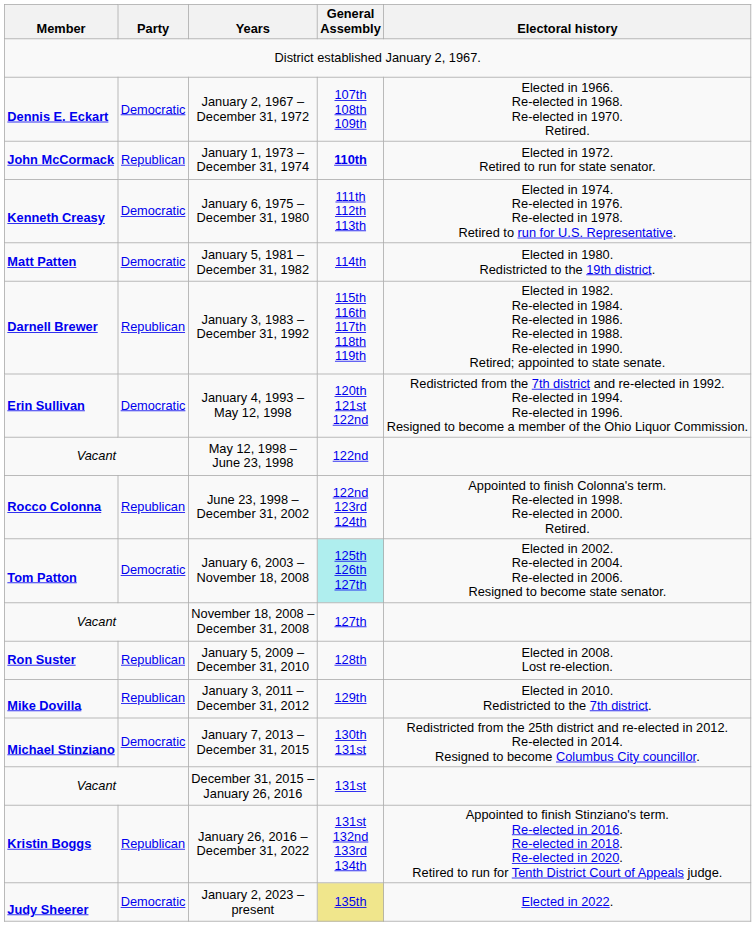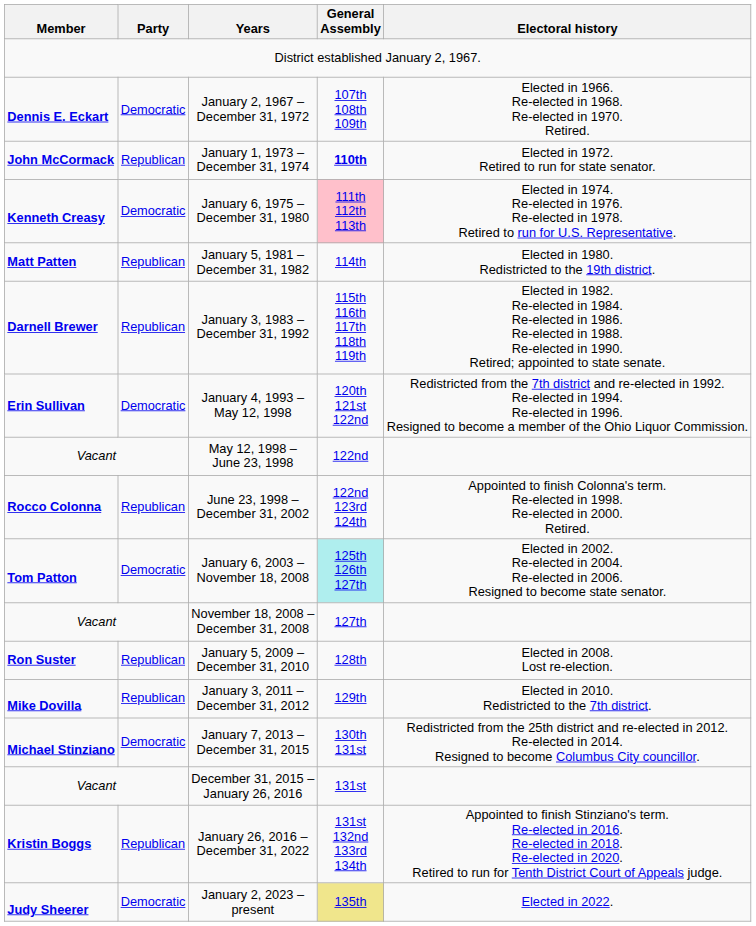(351, 211) no background -> (351, 211) pink background
(153, 262) Democratic -> (153, 262) Republican
